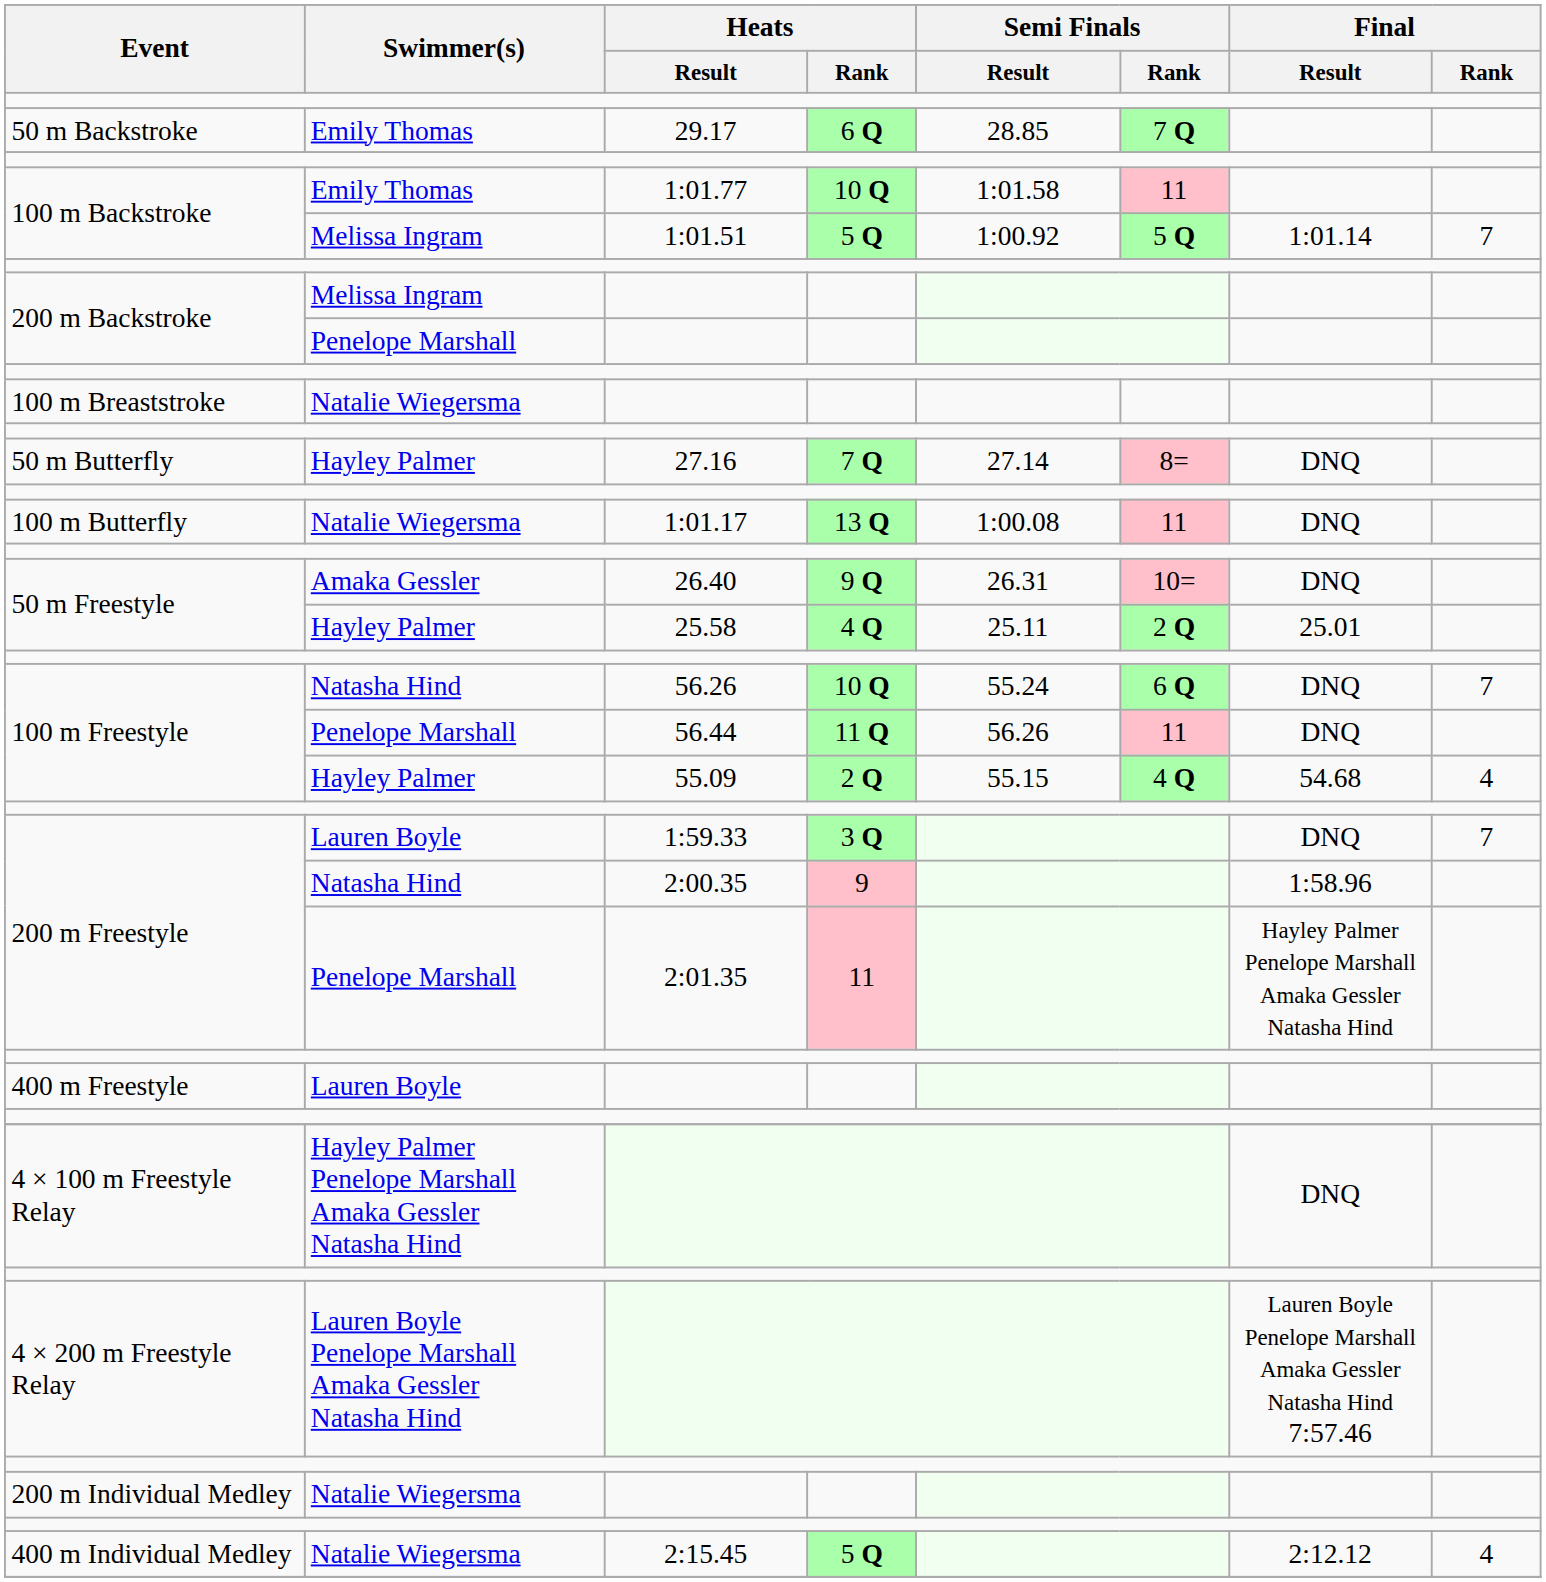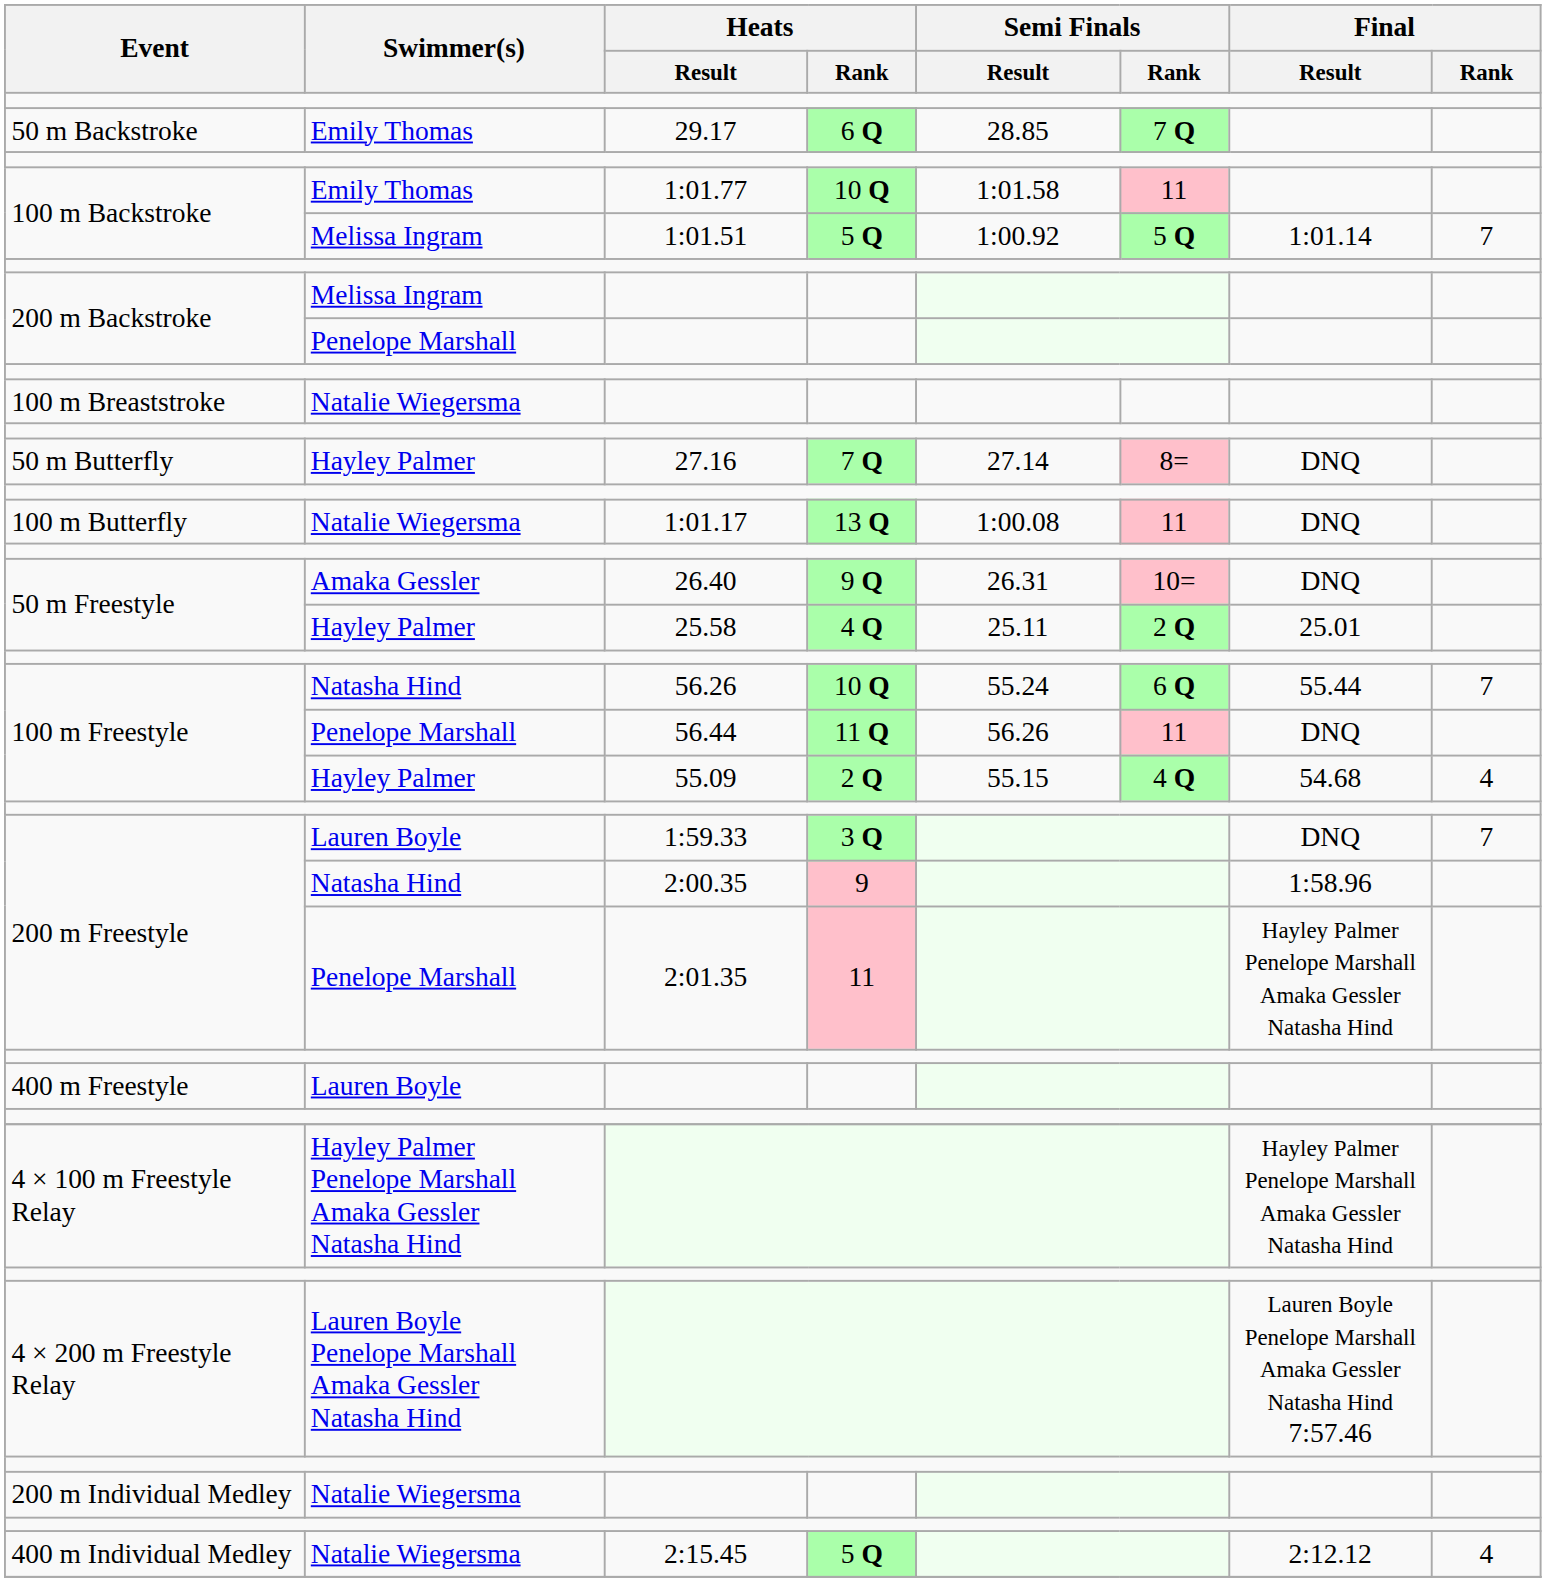(1330, 687) DNQ -> (1330, 687) 55.44
(1330, 1195) DNQ -> (1330, 1197) Hayley Palmer Penelope Marshall Amaka Gessler Natasha Hind
